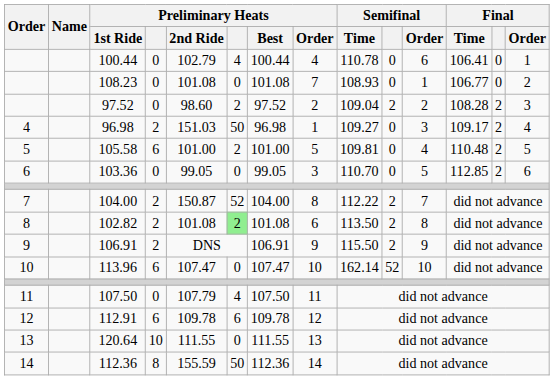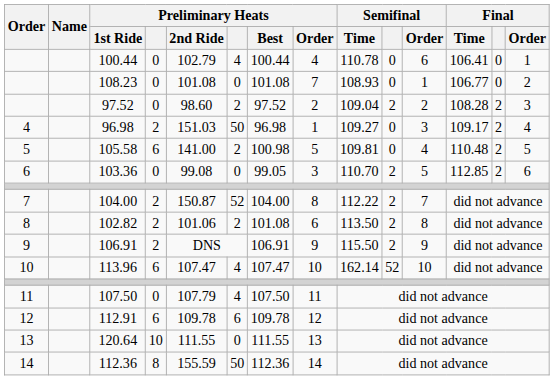(197, 149) 101.00 -> (197, 149) 141.00
(270, 149) 101.00 -> (270, 149) 100.98
(197, 171) 99.05 -> (197, 171) 99.08
(392, 171) 0 -> (392, 171) 2
(197, 223) 101.08 -> (197, 223) 101.06
(237, 223) lightgreen background -> (237, 223) no background
(237, 267) 0 -> (237, 267) 4
